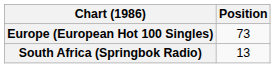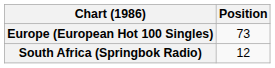(243, 53) 13 -> (243, 53) 12
